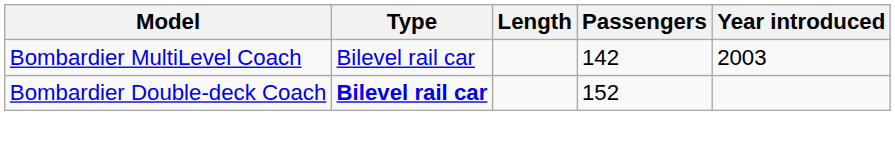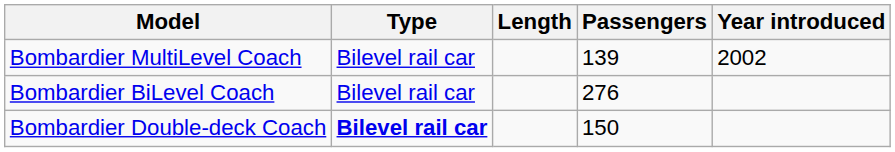(601, 57) 142 -> (601, 57) 139
(742, 57) 2003 -> (742, 57) 2002
+ row: (142, 92)
(601, 92) 152 -> (601, 127) 150
